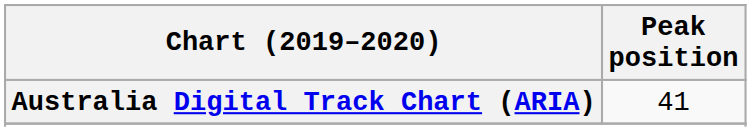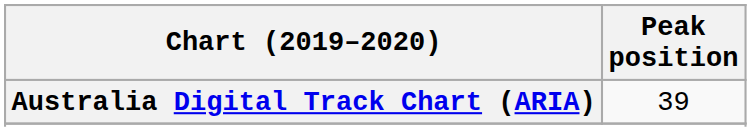(674, 102) 41 -> (674, 102) 39
